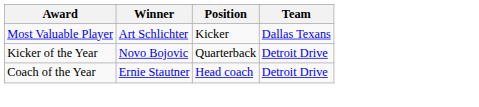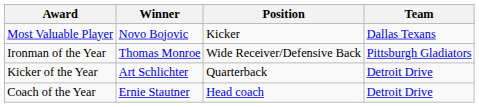(153, 33) Art Schlichter -> (153, 33) Novo Bojovic
+ row: (56, 53)
(153, 53) Novo Bojovic -> (153, 72) Art Schlichter
